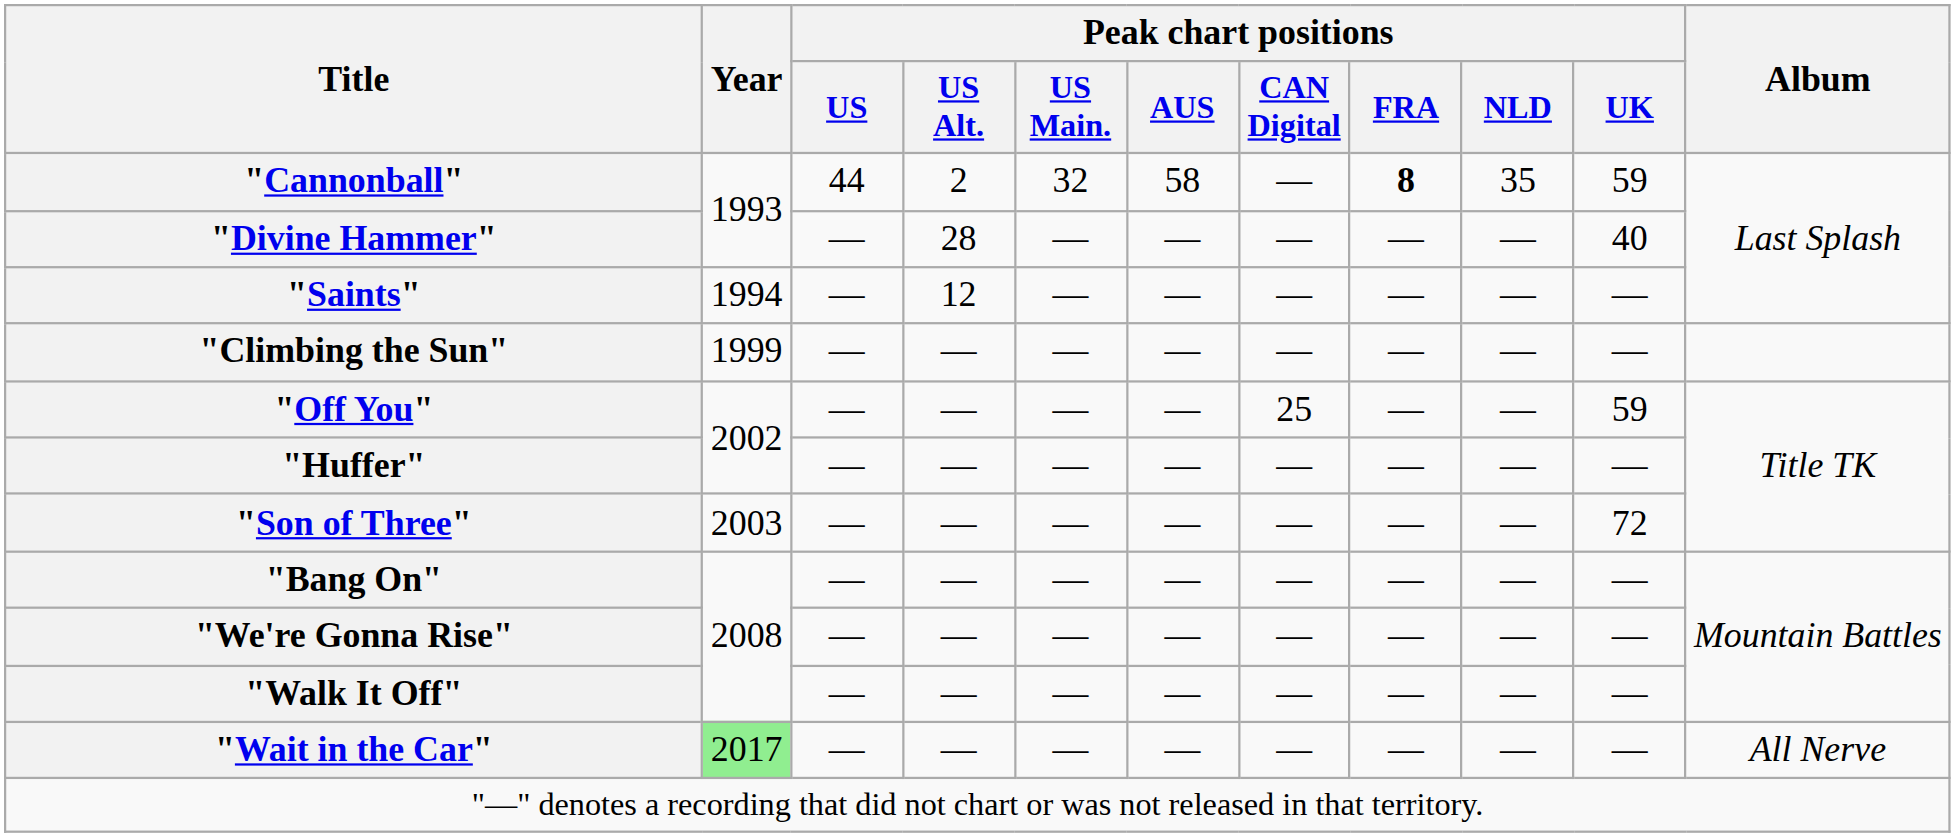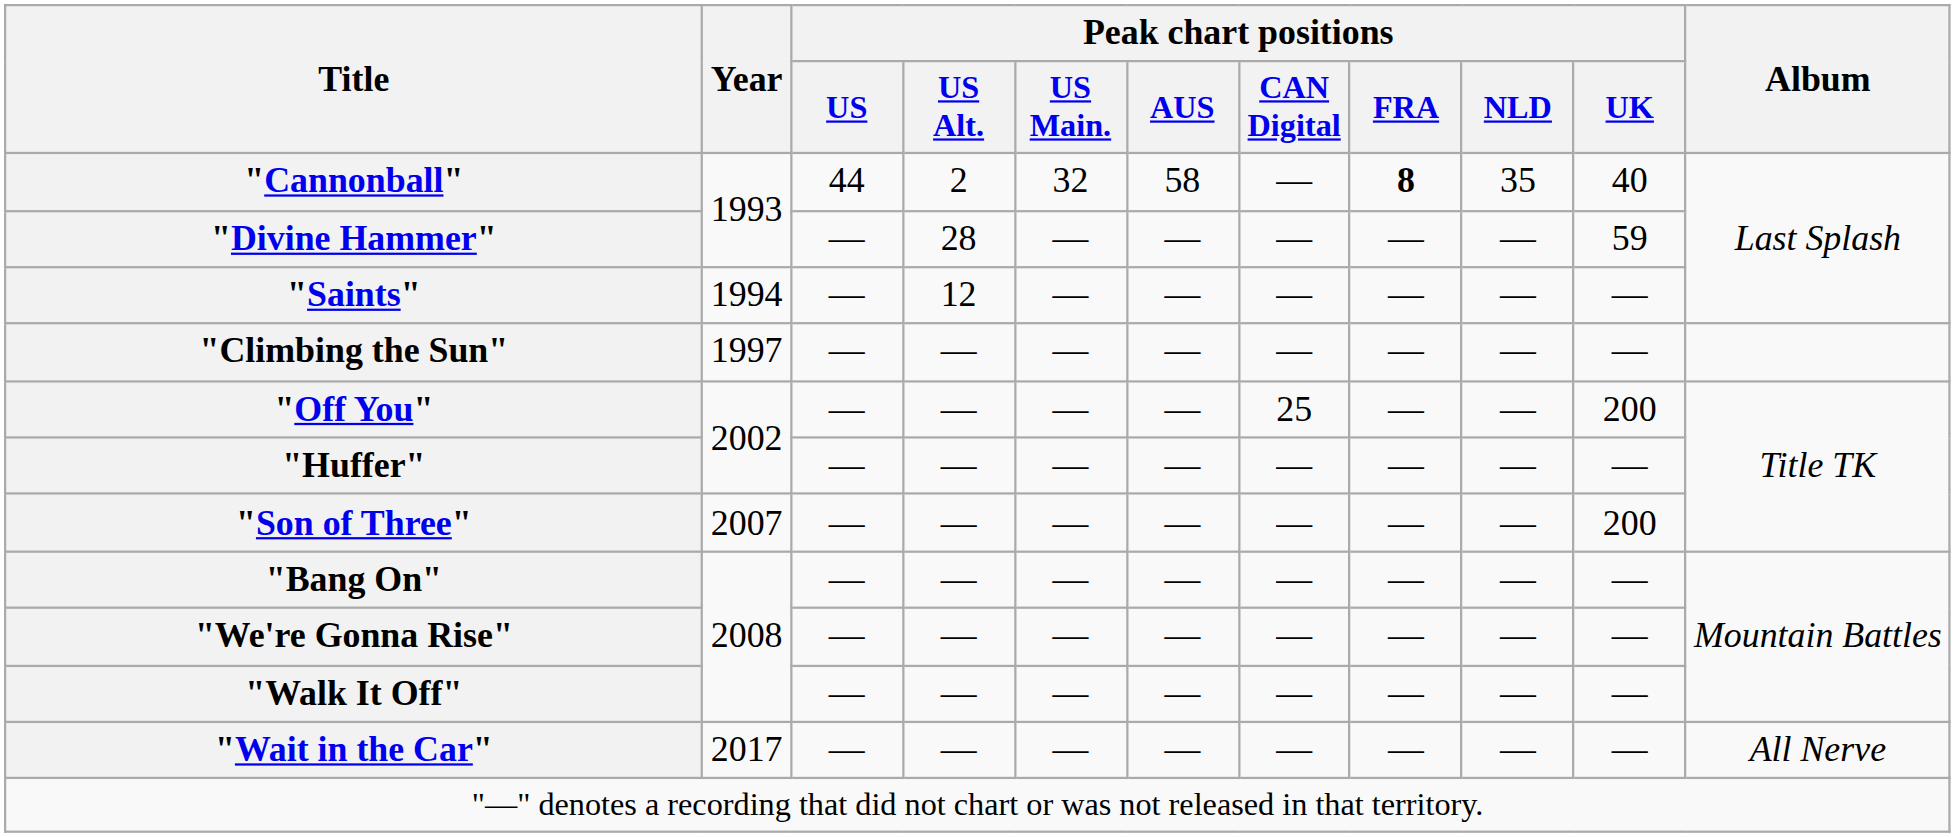(1630, 181) 59 -> (1630, 181) 40
(1630, 237) 40 -> (1630, 237) 59
(747, 351) 1999 -> (747, 351) 1997
(1630, 408) 59 -> (1630, 408) 200
(747, 522) 2003 -> (747, 522) 2007
(1630, 522) 72 -> (1630, 522) 200
(747, 749) lightgreen background -> (747, 749) no background
